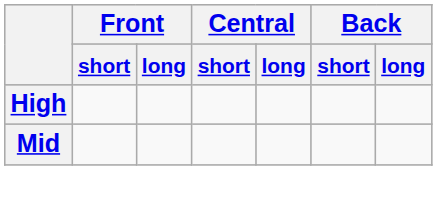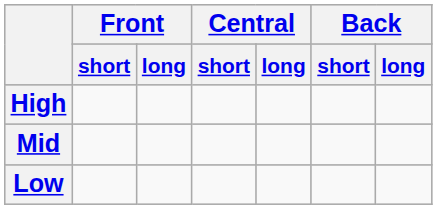+ row: (38, 183)
